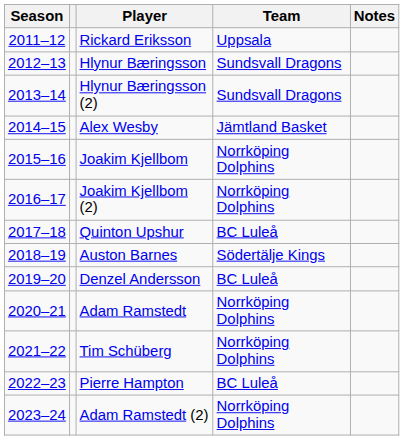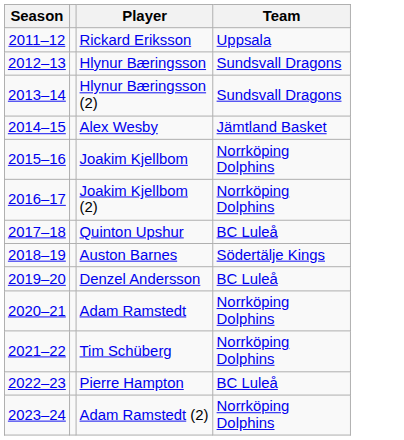- column: (374, 16)
